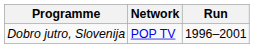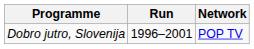columns swapped: (216, 14) <-> (155, 14)
